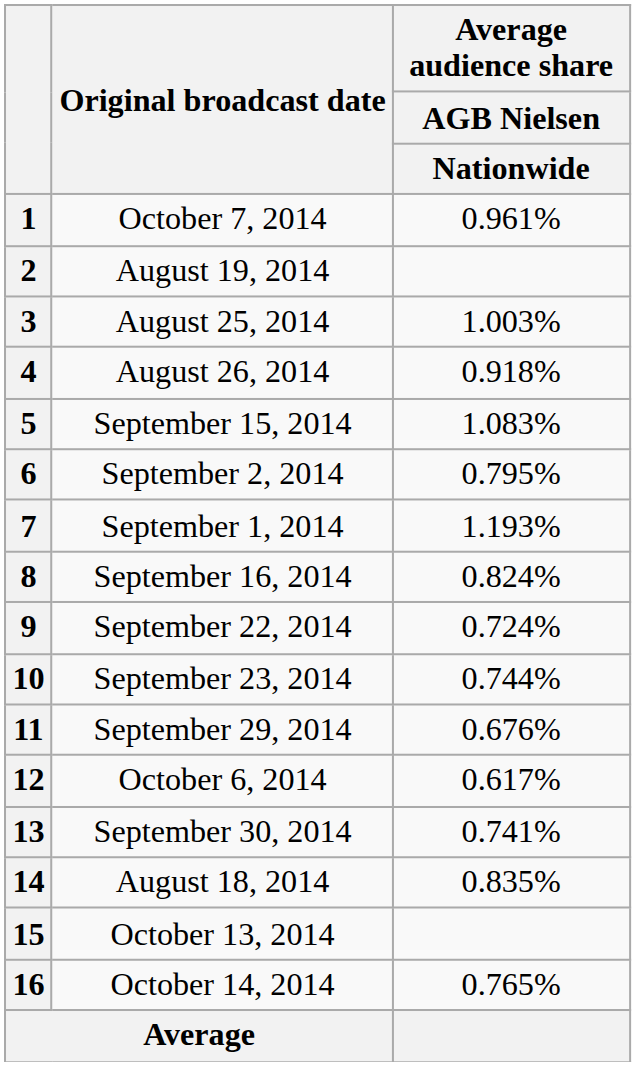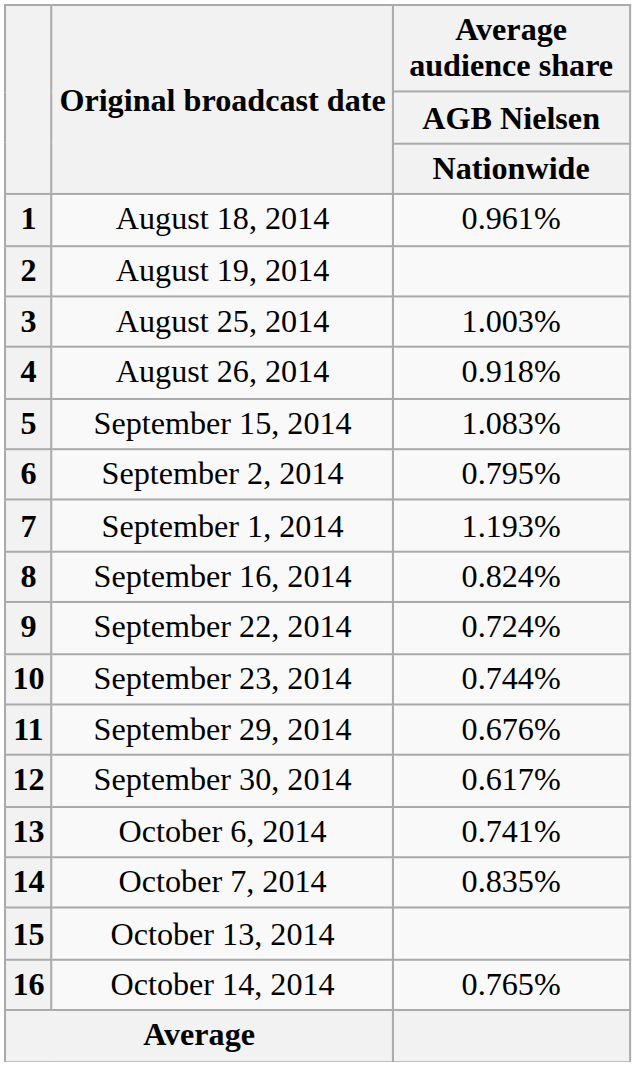(223, 219) October 7, 2014 -> (223, 219) August 18, 2014
(223, 780) October 6, 2014 -> (223, 780) September 30, 2014
(223, 831) September 30, 2014 -> (223, 831) October 6, 2014
(223, 882) August 18, 2014 -> (223, 882) October 7, 2014
